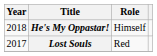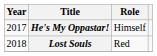(17, 28) 2018 -> (17, 28) 2017
(17, 43) 2017 -> (17, 43) 2018
